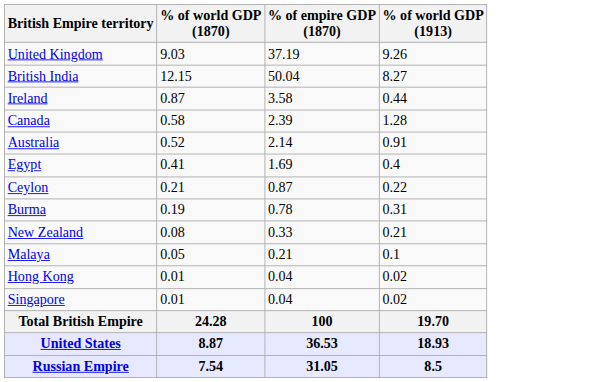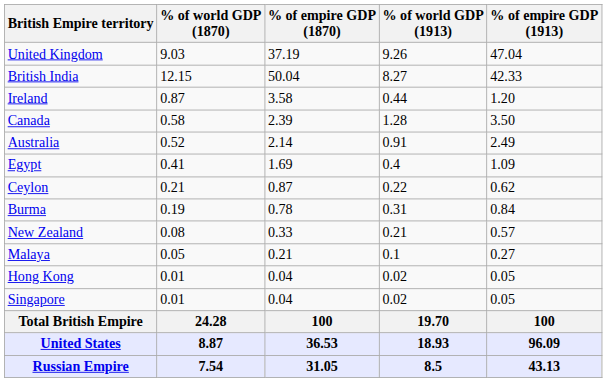+ column: (544, 23)
